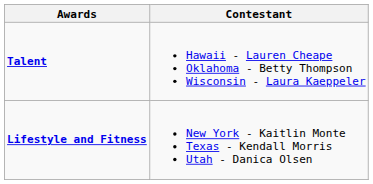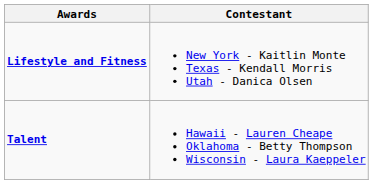rows swapped: (77, 140) <-> (27, 62)
